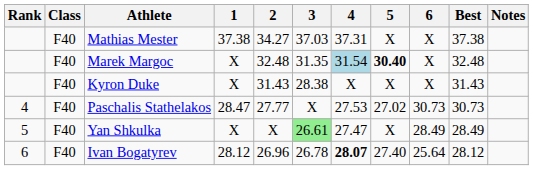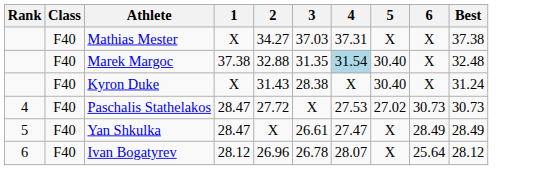- column: (508, 15)
(234, 38) 37.38 -> (234, 38) X
(234, 61) X -> (234, 61) 37.38
(273, 61) 32.48 -> (273, 61) 32.88
(390, 61) bold -> (390, 61) normal
(390, 84) X -> (390, 84) 30.40
(468, 84) 31.43 -> (468, 84) 31.24
(273, 107) 27.77 -> (273, 107) 27.72
(234, 130) X -> (234, 130) 28.47
(312, 130) lightgreen background -> (312, 130) no background
(351, 152) bold -> (351, 152) normal
(390, 152) 27.40 -> (390, 152) X
